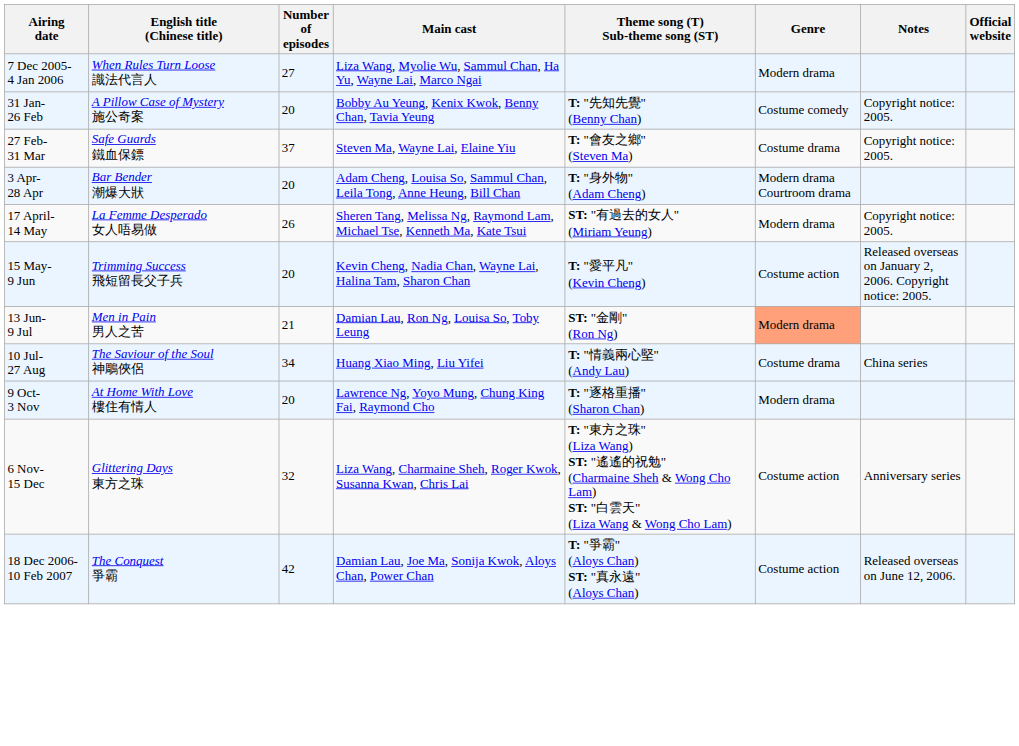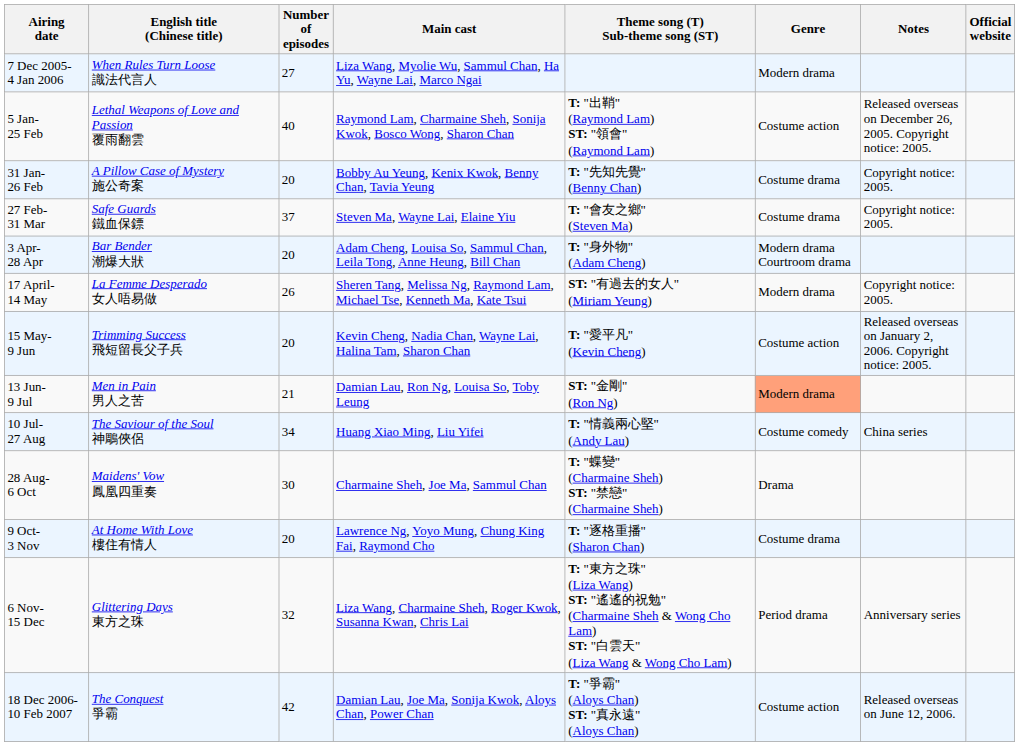+ row: (25, 126)
(803, 110) Costume comedy -> (799, 179) Costume drama
(799, 362) Costume drama -> (803, 431) Costume comedy
+ row: (28, 485)
(797, 400) Modern drama -> (799, 538) Costume drama
(799, 476) Costume action -> (793, 614) Period drama
